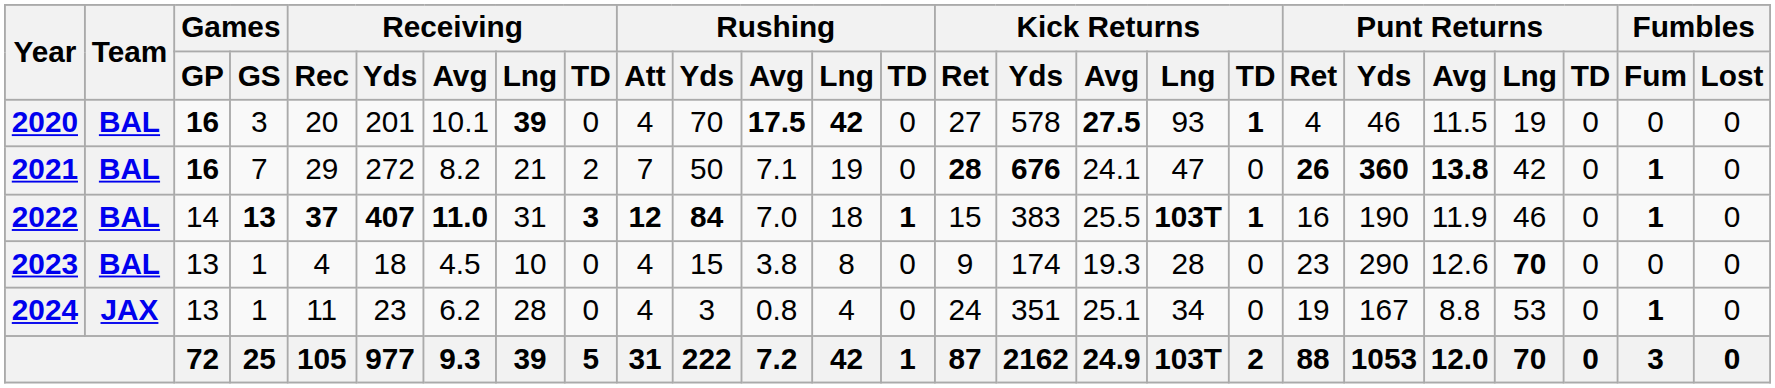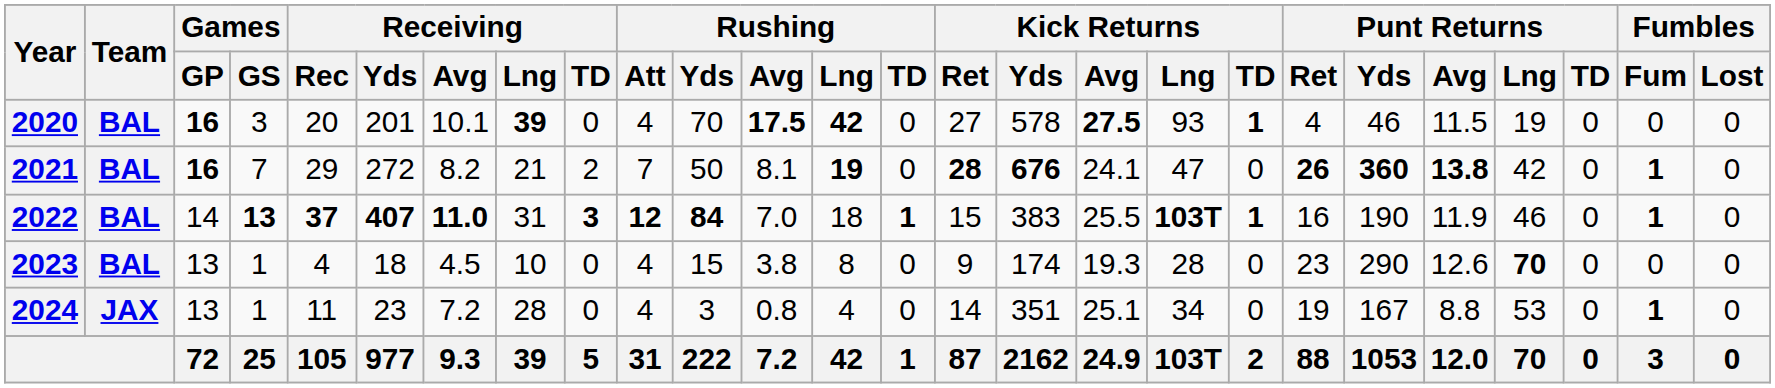(777, 169) 7.1 -> (777, 169) 8.1
(847, 169) normal -> (847, 169) bold
(460, 311) 6.2 -> (460, 311) 7.2
(965, 311) 24 -> (965, 311) 14
